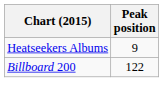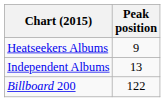+ row: (58, 67)
